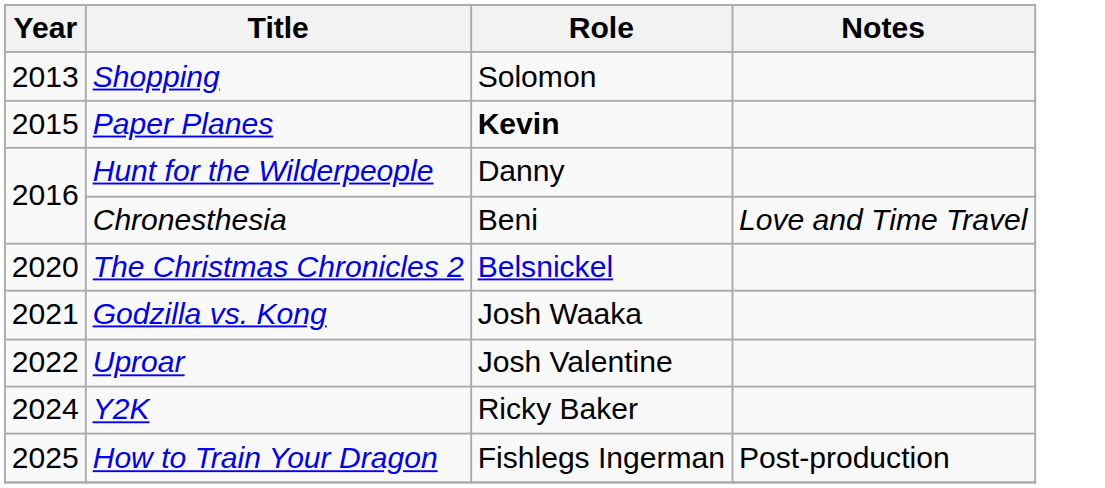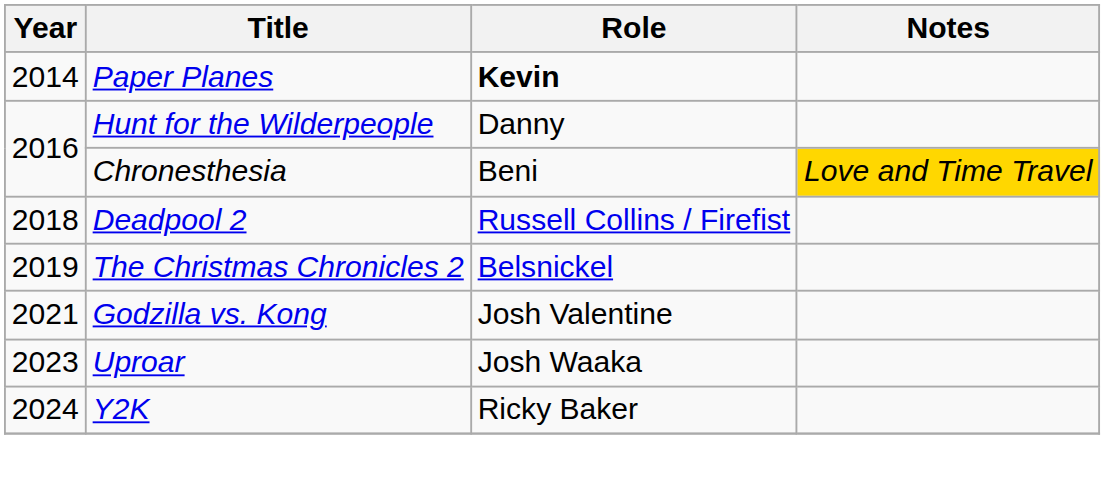- row: (156, 76)
(45, 123) 2015 -> (45, 76) 2014
(883, 219) no background -> (948, 171) gold background
+ row: (170, 219)
(45, 266) 2020 -> (45, 266) 2019
(560, 314) Josh Waaka -> (575, 314) Josh Valentine
(45, 362) 2022 -> (45, 362) 2023
(575, 362) Josh Valentine -> (560, 362) Josh Waaka
- row: (265, 457)
